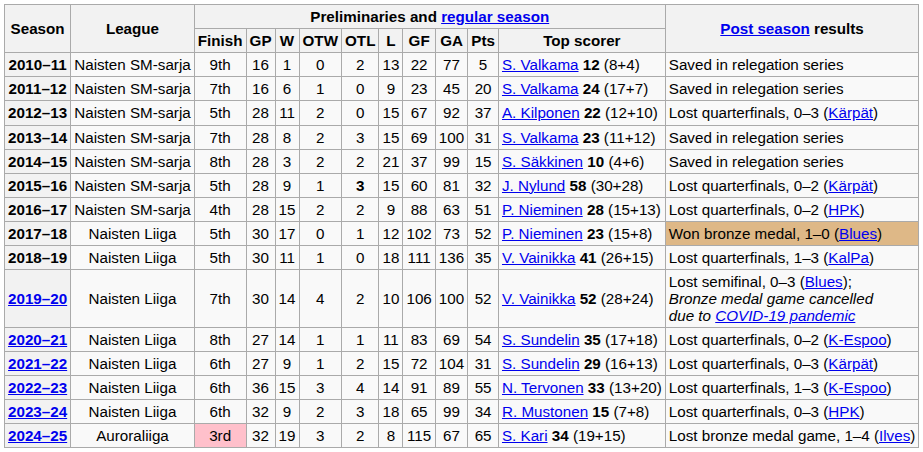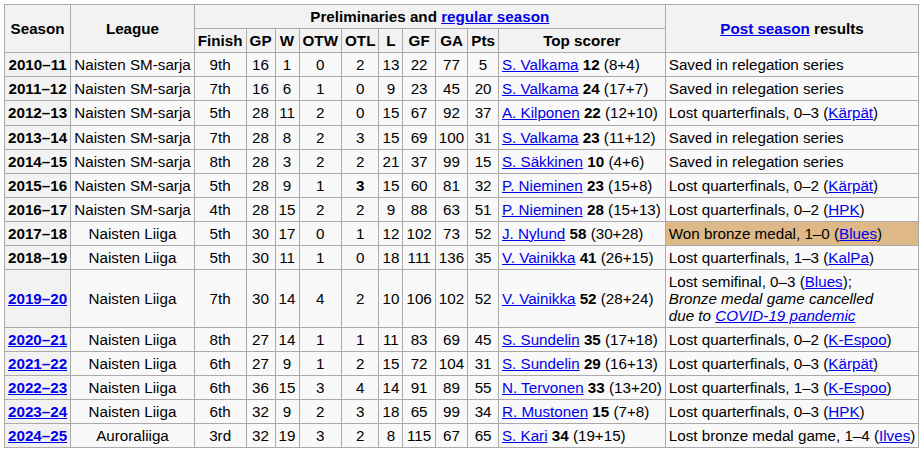(573, 185) J. Nylund 58 (30+28) -> (577, 185) P. Nieminen 23 (15+8)
(577, 233) P. Nieminen 23 (15+8) -> (573, 233) J. Nylund 58 (30+28)
(452, 298) 100 -> (452, 298) 102
(483, 339) 54 -> (483, 339) 45
(220, 436) pink background -> (220, 436) no background
